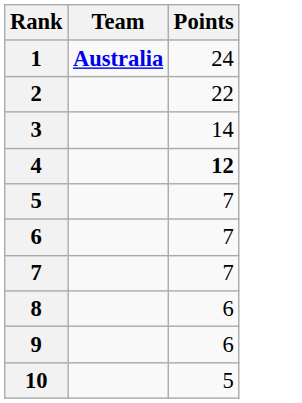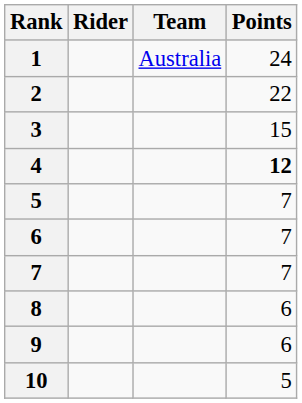+ column: (101, 22)
(118, 58) bold -> (180, 58) normal
(223, 129) 14 -> (281, 129) 15
